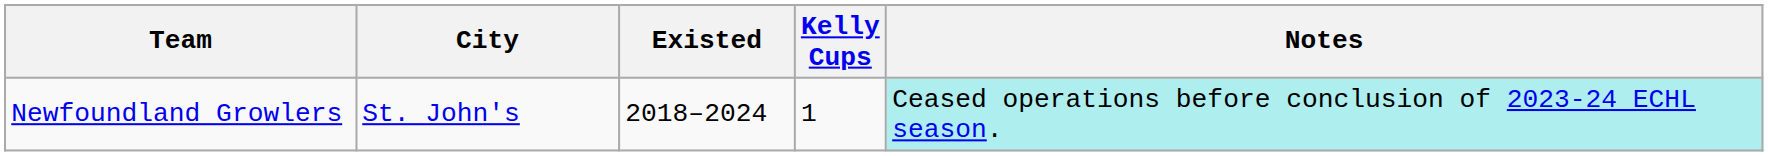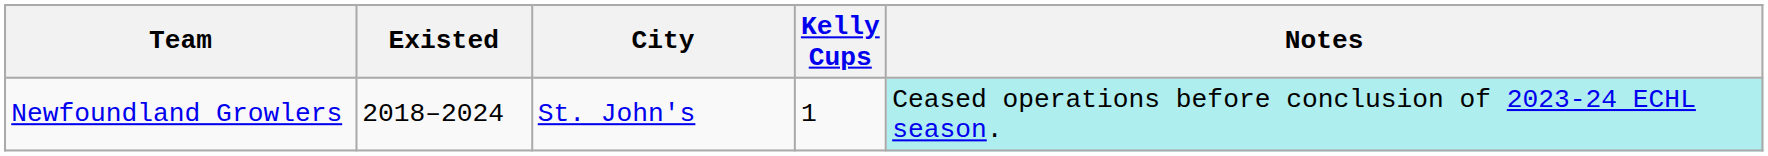columns swapped: (488, 42) <-> (707, 42)
